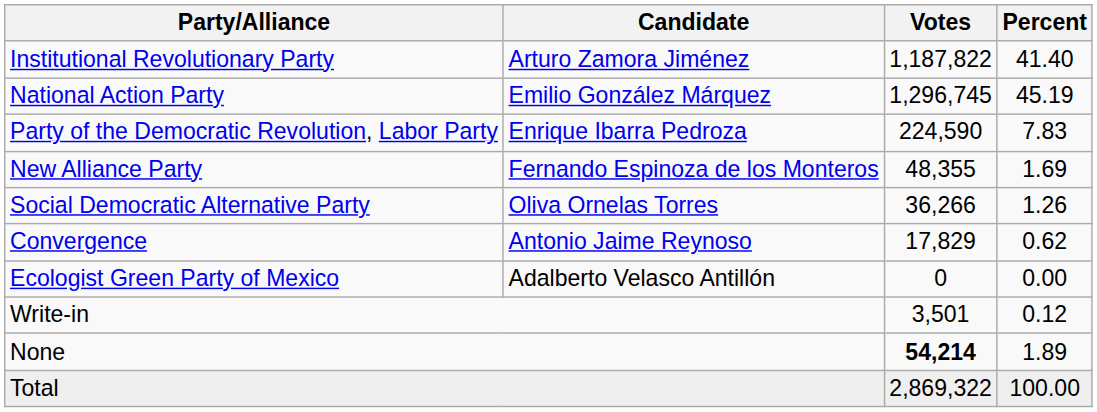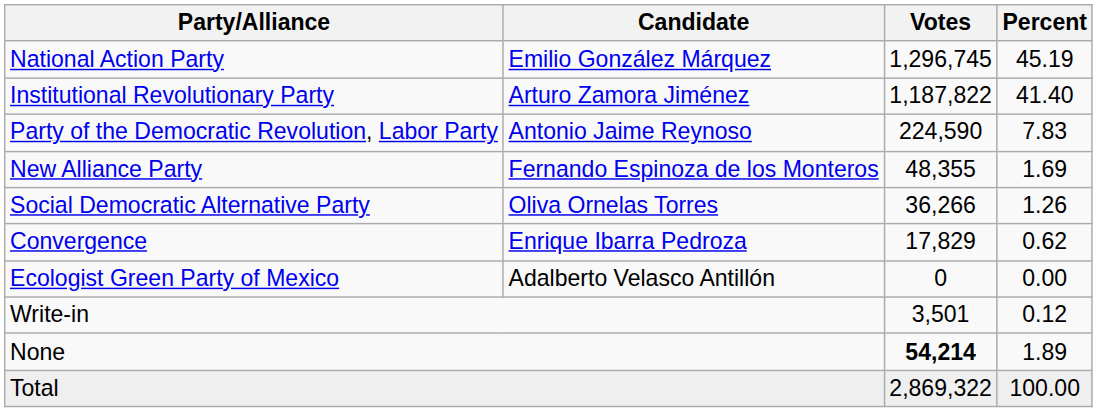rows swapped: (117, 95) <-> (172, 59)
(628, 132) Enrique Ibarra Pedroza -> (630, 132) Antonio Jaime Reynoso
(630, 242) Antonio Jaime Reynoso -> (628, 242) Enrique Ibarra Pedroza
